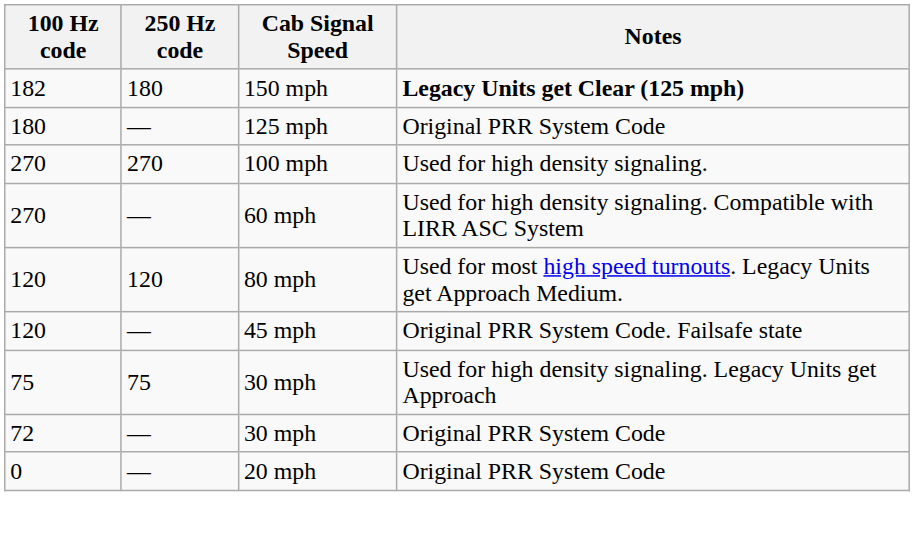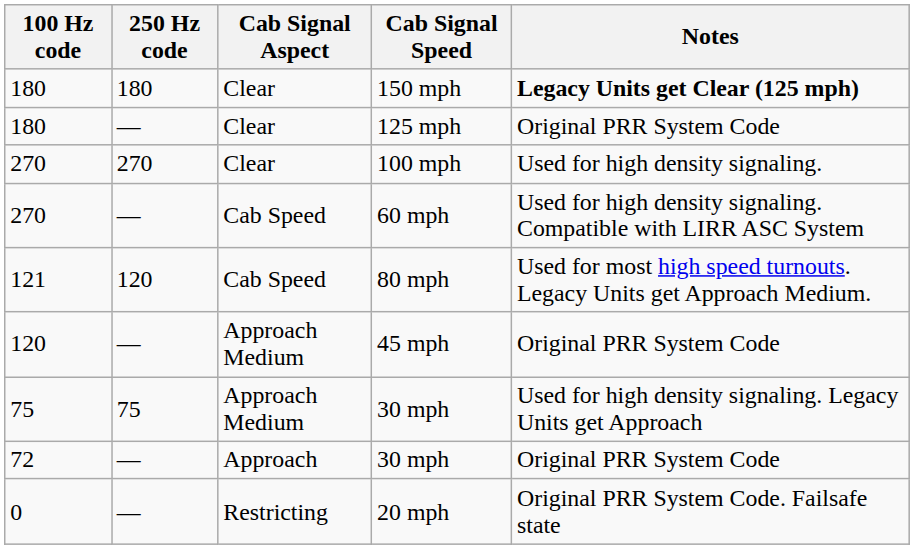+ column: (295, 36)
(28, 88) 182 -> (28, 88) 180
(28, 279) 120 -> (28, 279) 121
(602, 330) Original PRR System Code. Failsafe state -> (648, 344) Original PRR System Code
(534, 470) Original PRR System Code -> (692, 511) Original PRR System Code. Failsafe state
